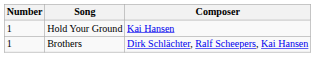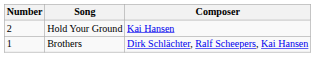(9, 28) 1 -> (9, 28) 2
